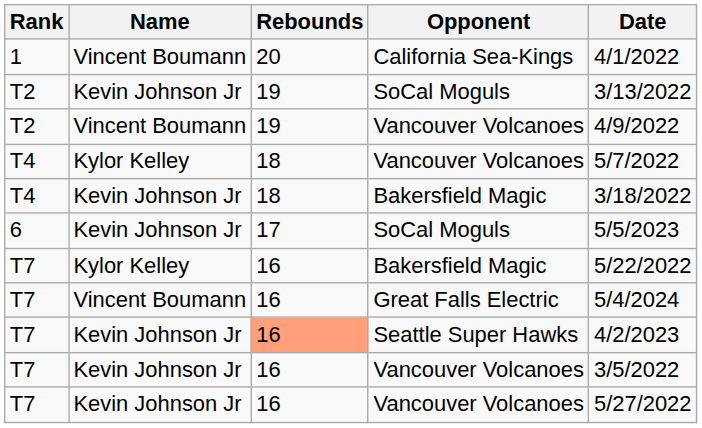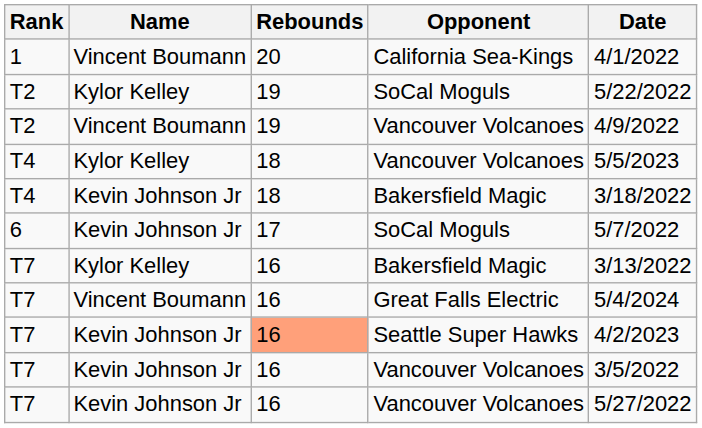(158, 91) Kevin Johnson Jr -> (131, 91) Kylor Kelley
(643, 91) 3/13/2022 -> (643, 91) 5/22/2022
(637, 160) 5/7/2022 -> (637, 160) 5/5/2023
(637, 230) 5/5/2023 -> (637, 230) 5/7/2022
(643, 265) 5/22/2022 -> (643, 265) 3/13/2022
